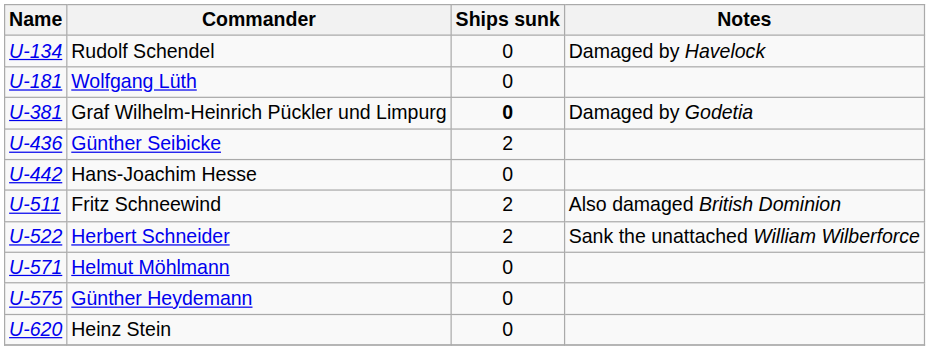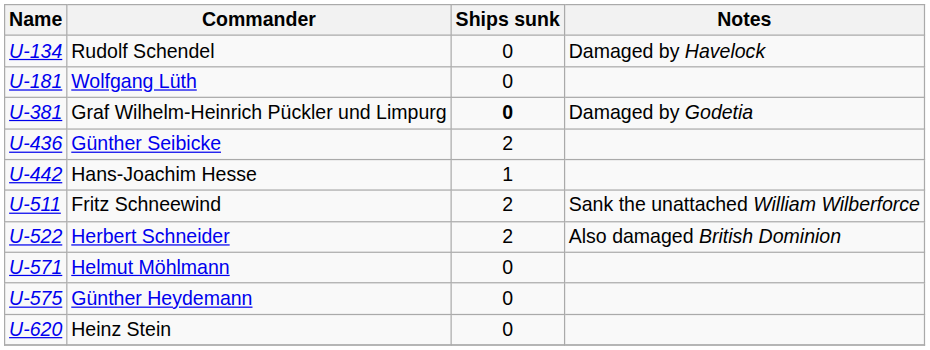(508, 174) 0 -> (508, 174) 1
(705, 205) Also damaged British Dominion -> (744, 205) Sank the unattached William Wilberforce
(744, 236) Sank the unattached William Wilberforce -> (705, 236) Also damaged British Dominion
